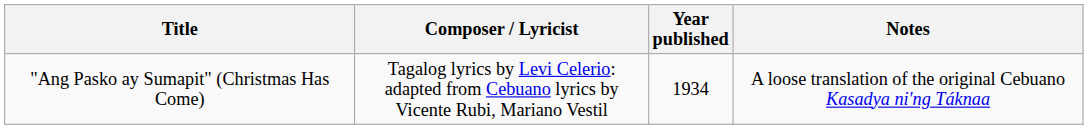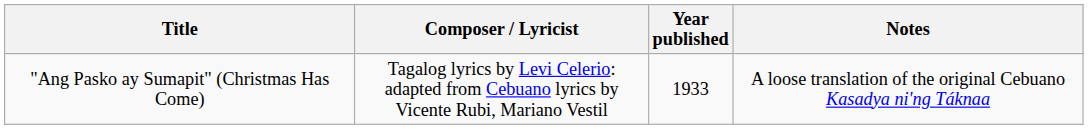(691, 88) 1934 -> (691, 88) 1933
